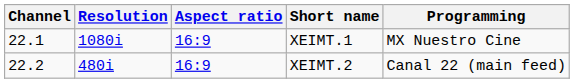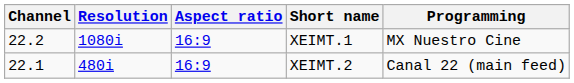(26, 41) 22.1 -> (26, 41) 22.2
(26, 65) 22.2 -> (26, 65) 22.1
